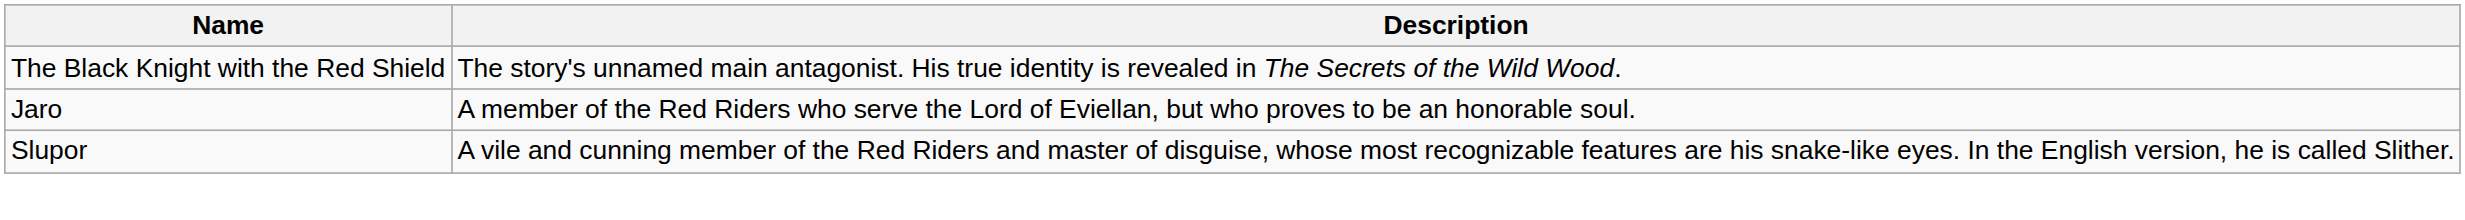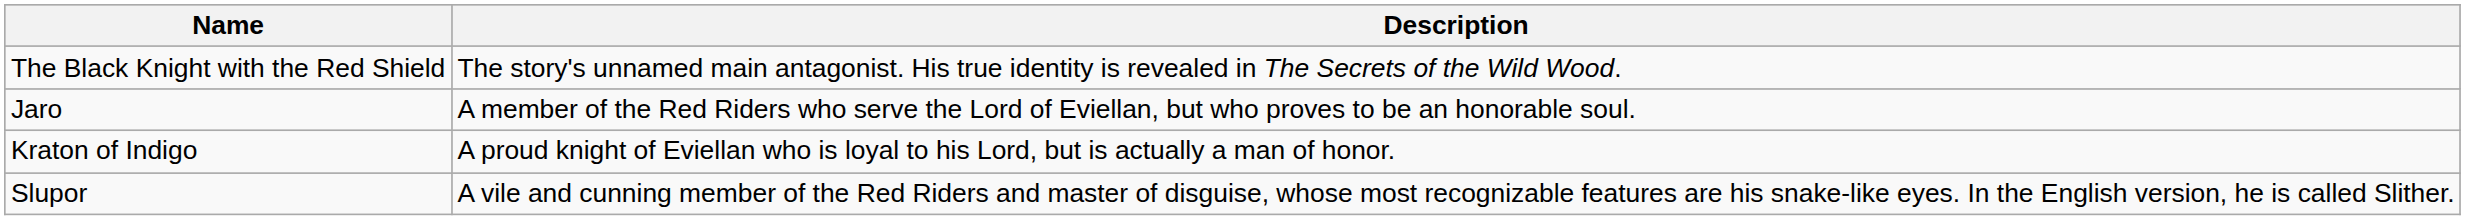+ row: (104, 151)
